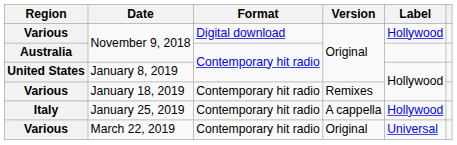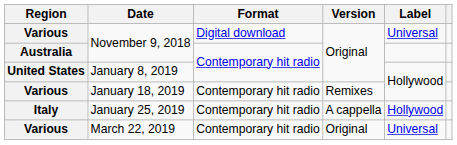(415, 33) Hollywood -> (413, 33) Universal
